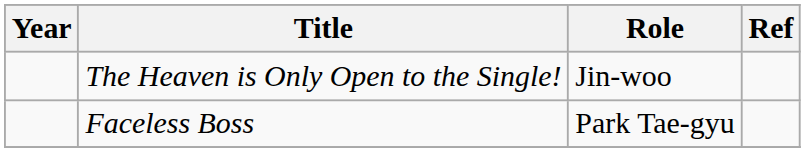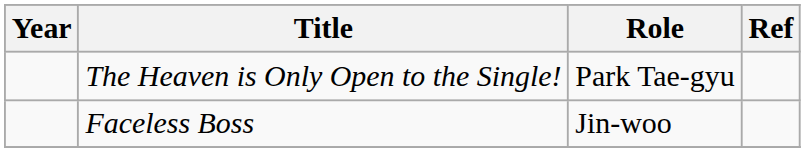(624, 75) Jin-woo -> (655, 75) Park Tae-gyu
(655, 123) Park Tae-gyu -> (624, 123) Jin-woo
